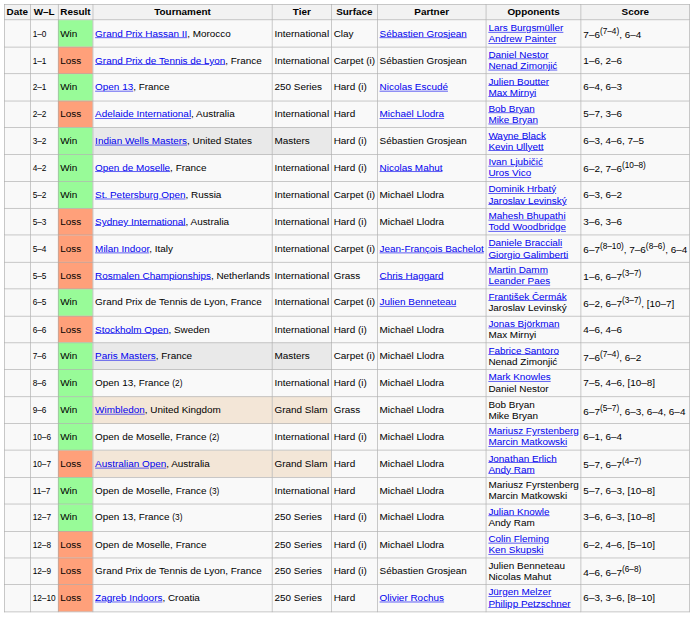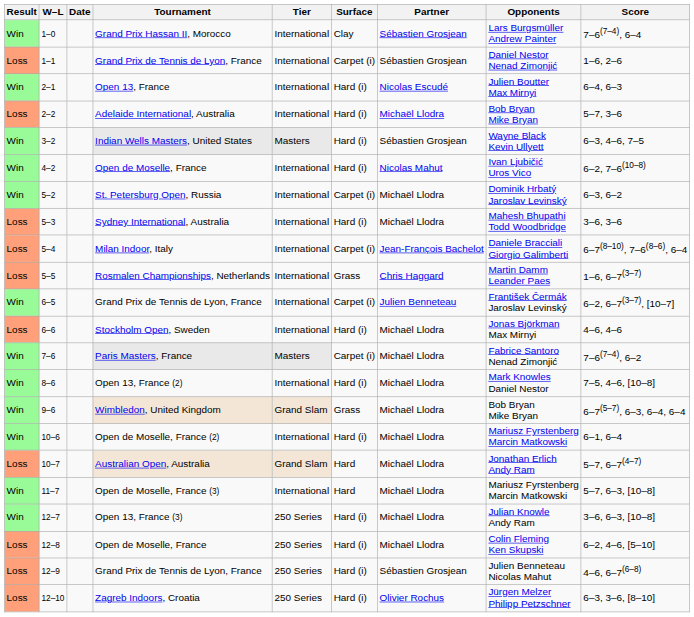columns swapped: (75, 12) <-> (17, 12)
(298, 87) 250 Series -> (302, 87) International
(344, 114) Hard -> (350, 114) Hard (i)
(344, 598) Hard -> (350, 598) Hard (i)
